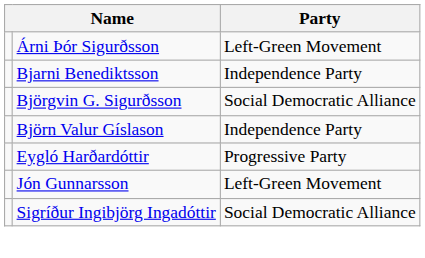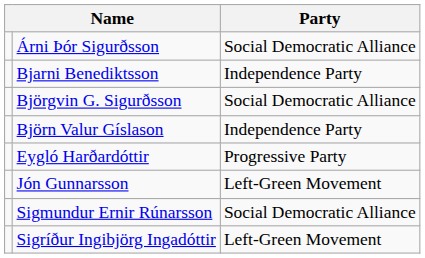(303, 45) Left-Green Movement -> (320, 45) Social Democratic Alliance
+ row: (114, 211)
(320, 211) Social Democratic Alliance -> (303, 239) Left-Green Movement
